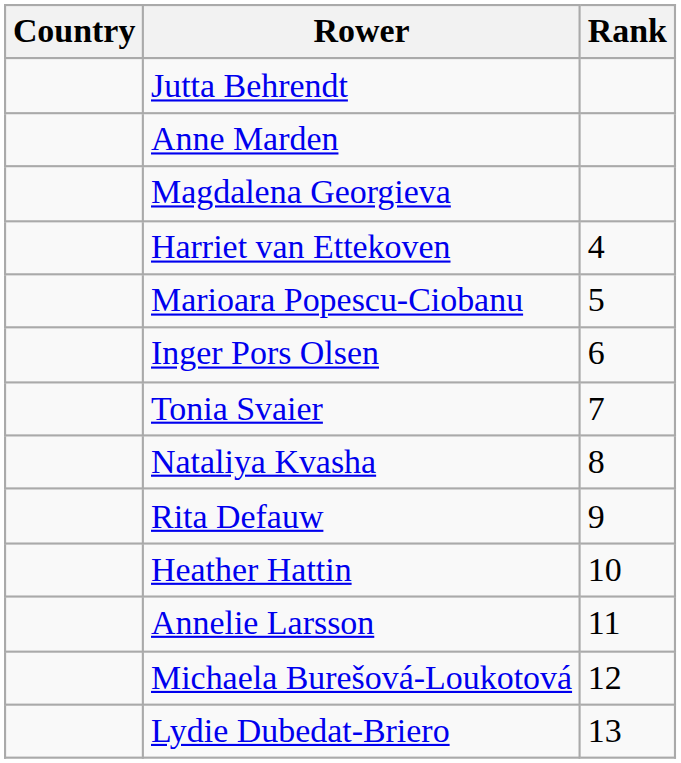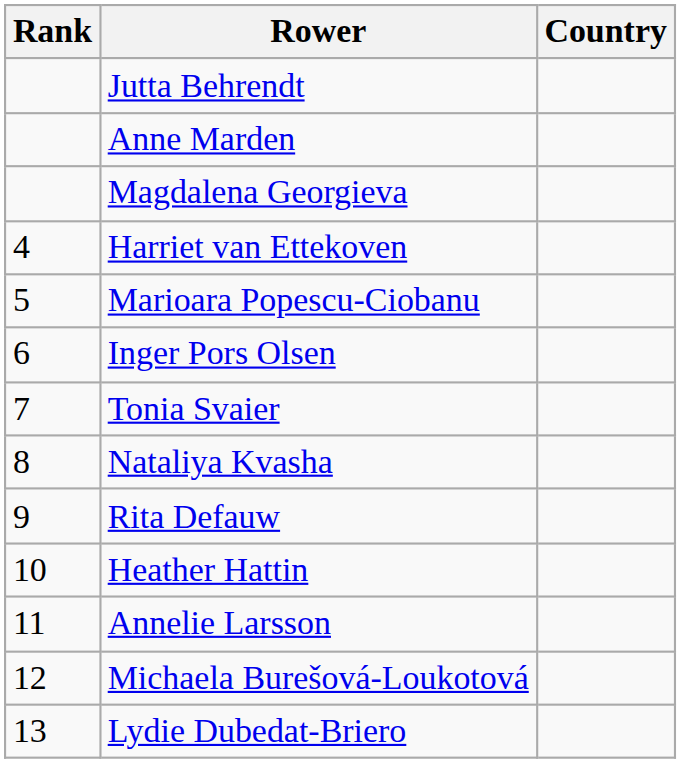columns swapped: (627, 31) <-> (74, 31)
